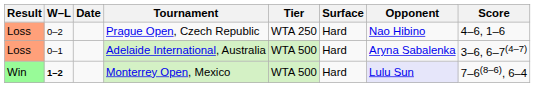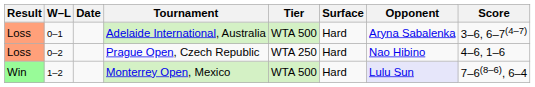rows swapped: (186, 51) <-> (183, 31)
(55, 72) bold -> (55, 72) normal
